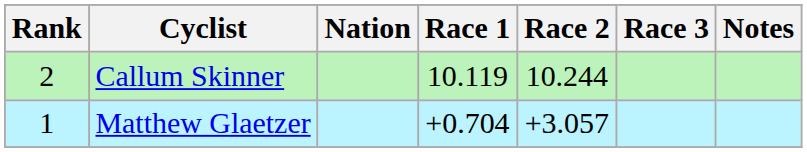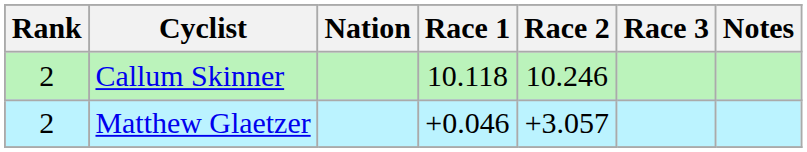(467, 75) 10.119 -> (467, 75) 10.118
(567, 75) 10.244 -> (567, 75) 10.246
(47, 123) 1 -> (47, 123) 2
(467, 123) +0.704 -> (467, 123) +0.046
